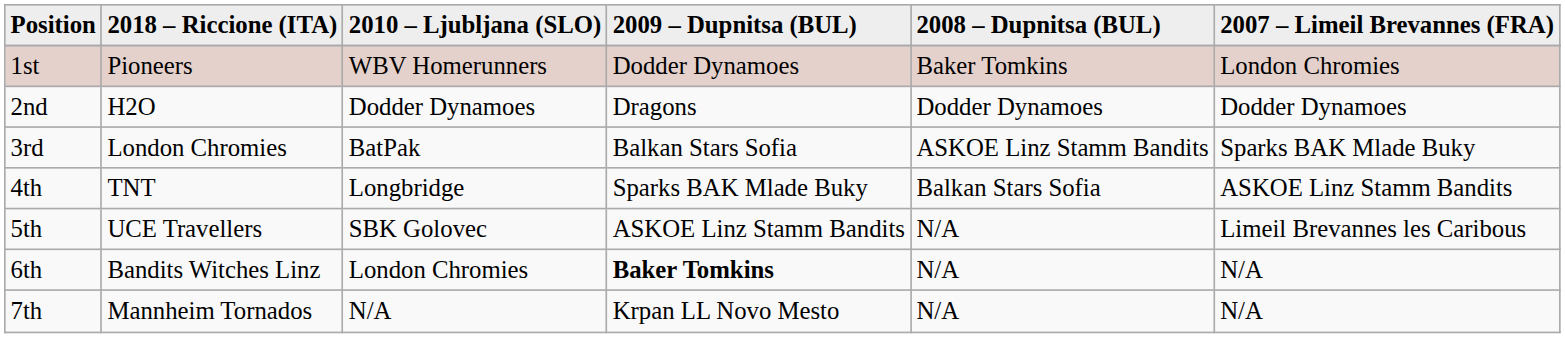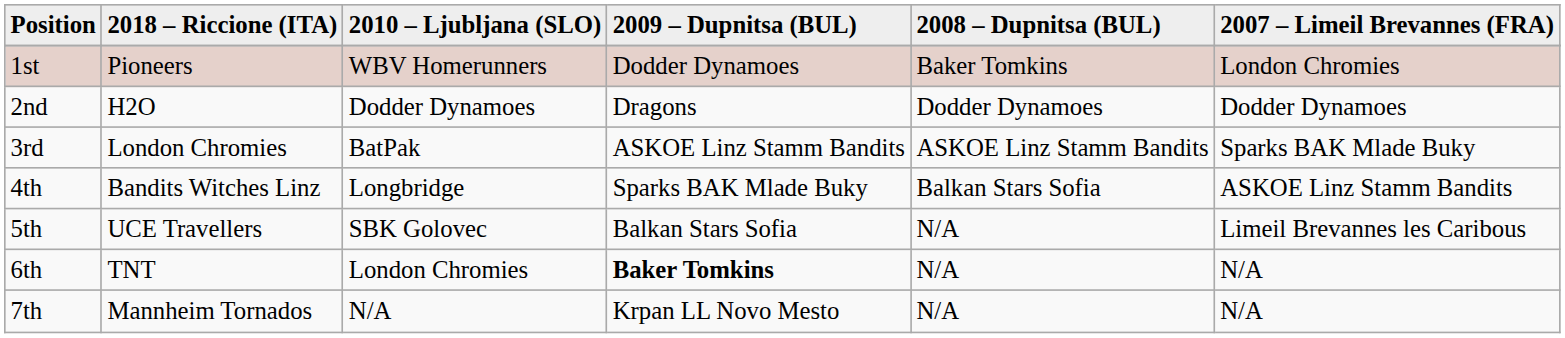(705, 147) Balkan Stars Sofia -> (759, 147) ASKOE Linz Stamm Bandits
(131, 188) TNT -> (214, 188) Bandits Witches Linz
(759, 229) ASKOE Linz Stamm Bandits -> (705, 229) Balkan Stars Sofia
(214, 270) Bandits Witches Linz -> (131, 270) TNT
